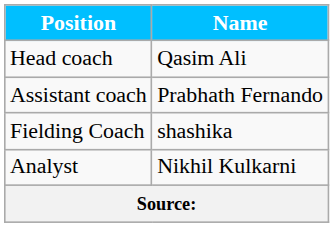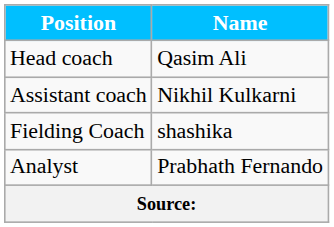(240, 94) Prabhath Fernando -> (227, 94) Nikhil Kulkarni
(227, 166) Nikhil Kulkarni -> (240, 166) Prabhath Fernando
